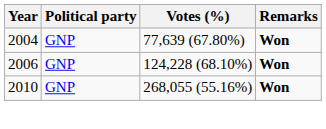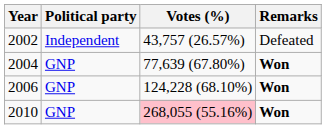+ row: (23, 40)
(198, 87) no background -> (198, 111) pink background
